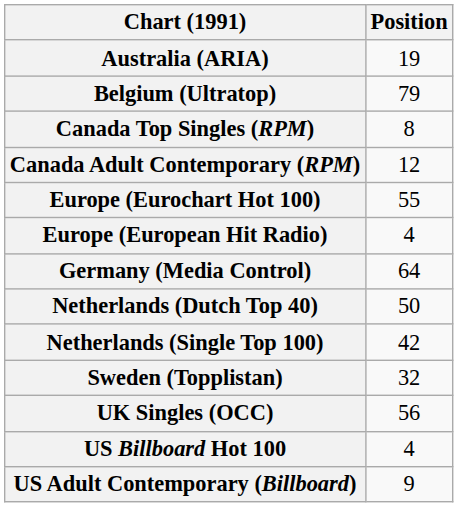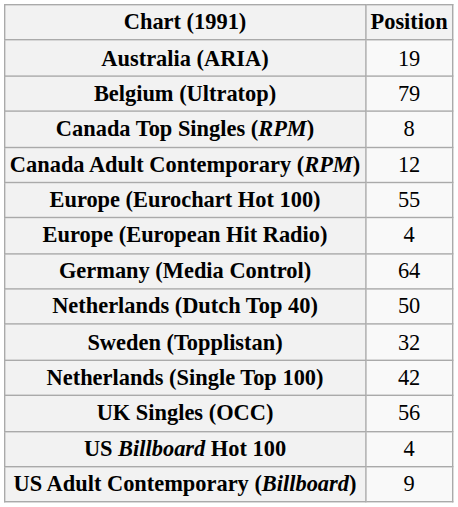rows swapped: (185, 341) <-> (185, 377)
